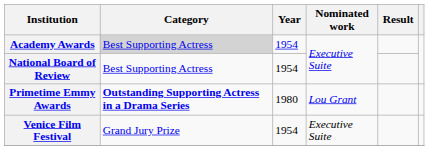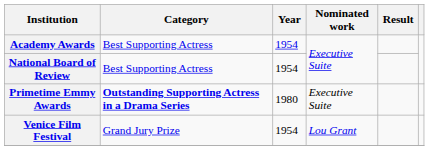(158, 44) lightgrey background -> (158, 44) no background
(333, 99) Lou Grant -> (331, 99) Executive Suite
(331, 130) Executive Suite -> (333, 130) Lou Grant
